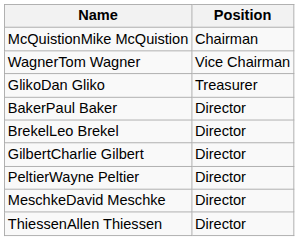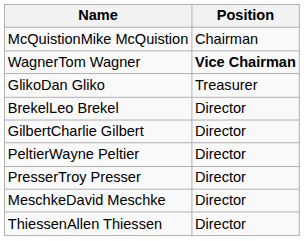(243, 62) normal -> (245, 62) bold
- row: (62, 108)
+ row: (74, 177)
